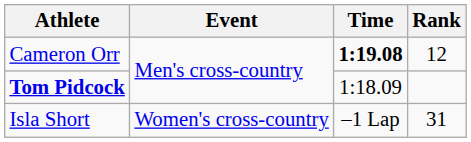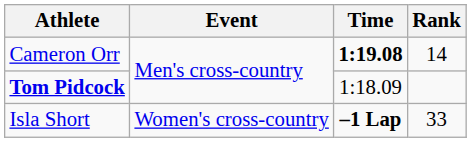(436, 53) 12 -> (436, 53) 14
(370, 119) normal -> (370, 119) bold
(436, 119) 31 -> (436, 119) 33
